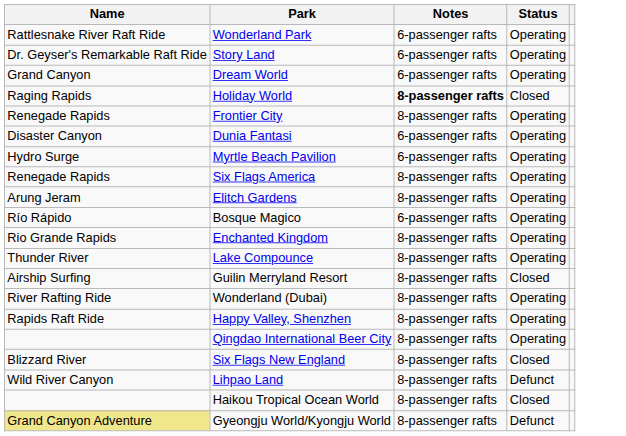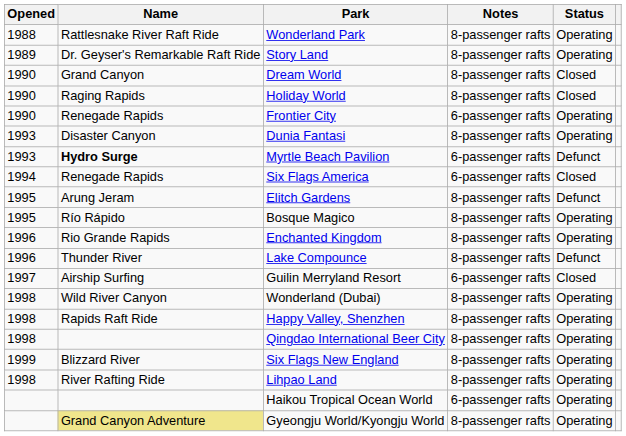+ column: (31, 14)
(447, 34) 6-passenger rafts -> (501, 34) 8-passenger rafts
(447, 55) 6-passenger rafts -> (501, 55) 8-passenger rafts
(447, 75) 6-passenger rafts -> (501, 75) 8-passenger rafts
(538, 75) Operating -> (576, 75) Closed
(451, 95) bold -> (501, 95) normal
(447, 116) 8-passenger rafts -> (501, 116) 6-passenger rafts
(447, 136) 6-passenger rafts -> (501, 136) 8-passenger rafts
(43, 156) normal -> (99, 156) bold
(538, 156) Operating -> (578, 156) Defunct
(447, 177) 8-passenger rafts -> (501, 177) 6-passenger rafts
(538, 177) Operating -> (576, 177) Closed
(538, 197) Operating -> (578, 197) Defunct
(447, 217) 6-passenger rafts -> (501, 217) 8-passenger rafts
(538, 258) Operating -> (578, 258) Defunct
(447, 278) 8-passenger rafts -> (501, 278) 6-passenger rafts
(59, 298) River Rafting Ride -> (114, 298) Wild River Canyon
(530, 359) Closed -> (584, 359) Operating
(60, 380) Wild River Canyon -> (113, 380) River Rafting Ride
(532, 380) Defunct -> (584, 380) Operating
(447, 400) 8-passenger rafts -> (501, 400) 6-passenger rafts
(530, 400) Closed -> (584, 400) Operating
(532, 420) Defunct -> (584, 420) Operating
